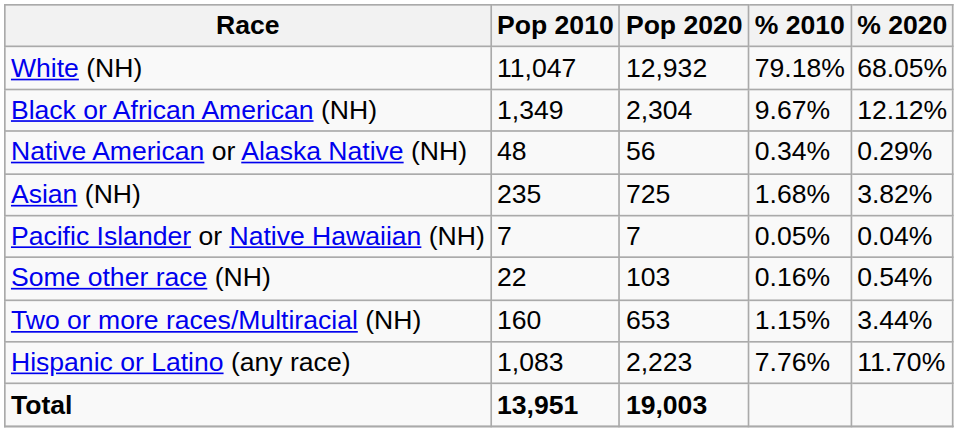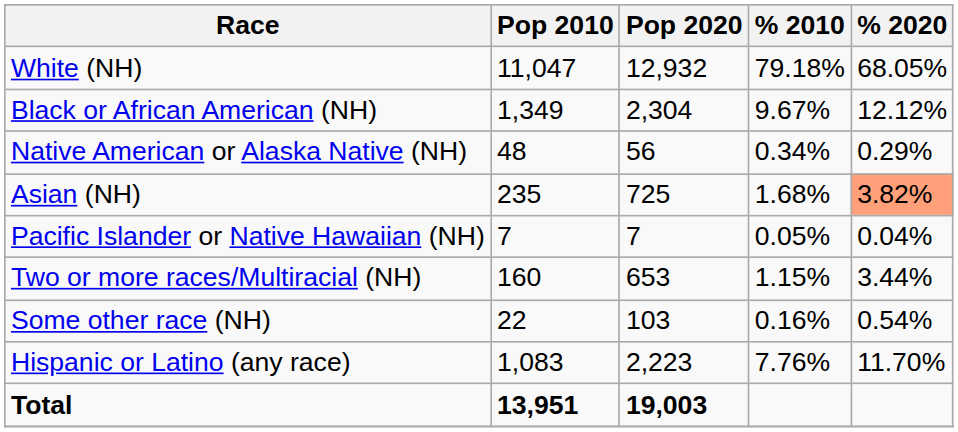(895, 194) no background -> (895, 194) lightsalmon background
rows swapped: (141, 278) <-> (216, 320)
